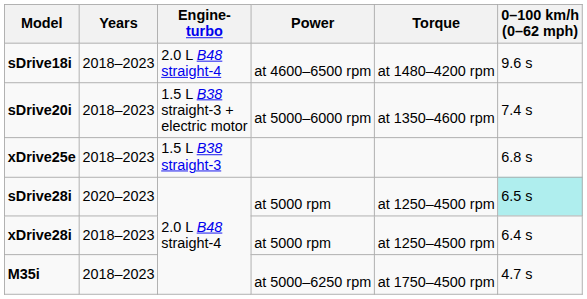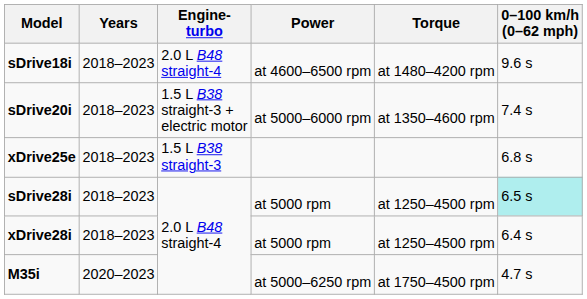(119, 196) 2020–2023 -> (119, 196) 2018–2023
(119, 274) 2018–2023 -> (119, 274) 2020–2023
